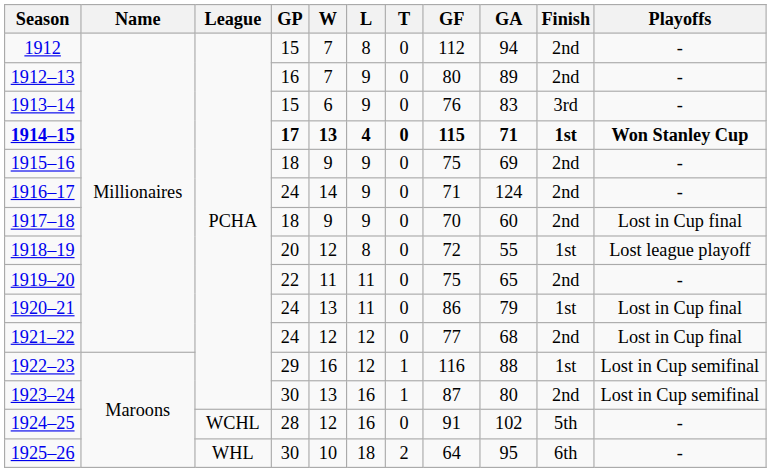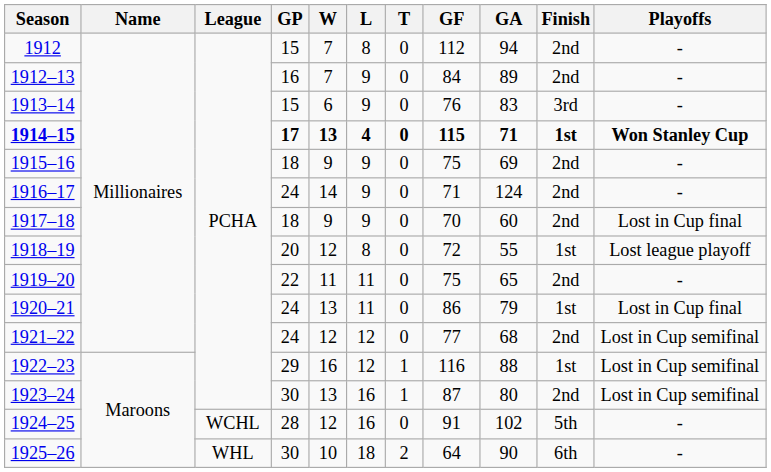(452, 76) 80 -> (452, 76) 84
(680, 337) Lost in Cup final -> (680, 337) Lost in Cup semifinal
(509, 452) 95 -> (509, 452) 90
